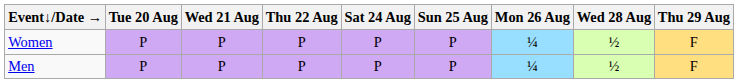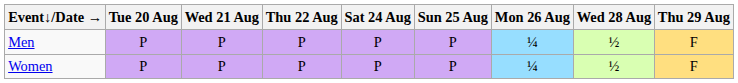rows swapped: (21, 66) <-> (30, 42)
